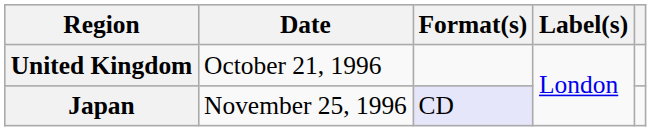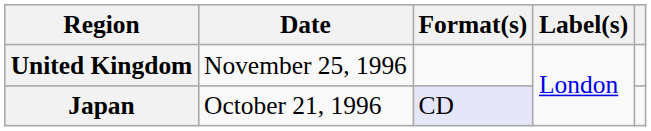(293, 65) October 21, 1996 -> (305, 65) November 25, 1996
(305, 105) November 25, 1996 -> (293, 105) October 21, 1996
